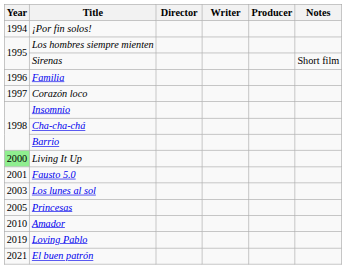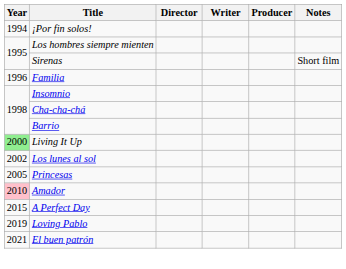- row: (60, 93)
- row: (54, 175)
(17, 191) 2003 -> (17, 158) 2002
(17, 223) no background -> (17, 191) pink background
+ row: (61, 207)
